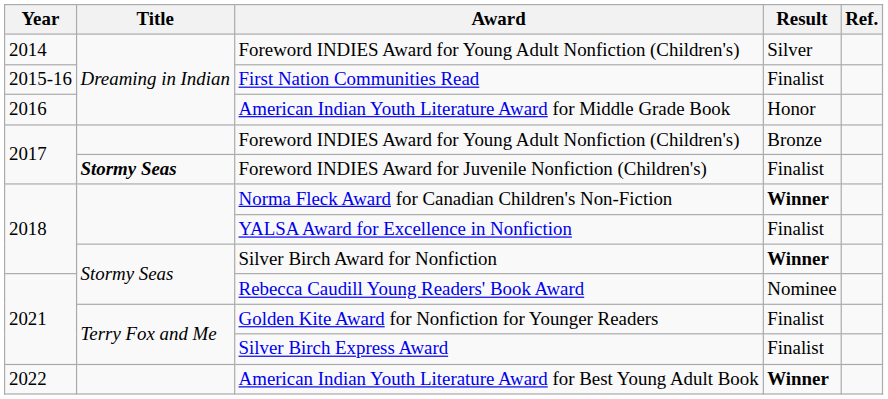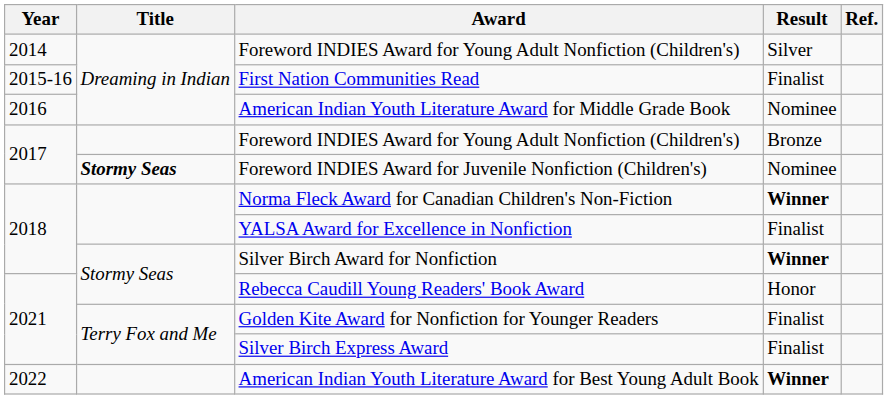(791, 109) Honor -> (802, 109) Nominee
(796, 169) Finalist -> (802, 169) Nominee
(802, 288) Nominee -> (791, 288) Honor
